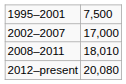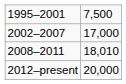(101, 70) 20,080 -> (101, 70) 20,000
